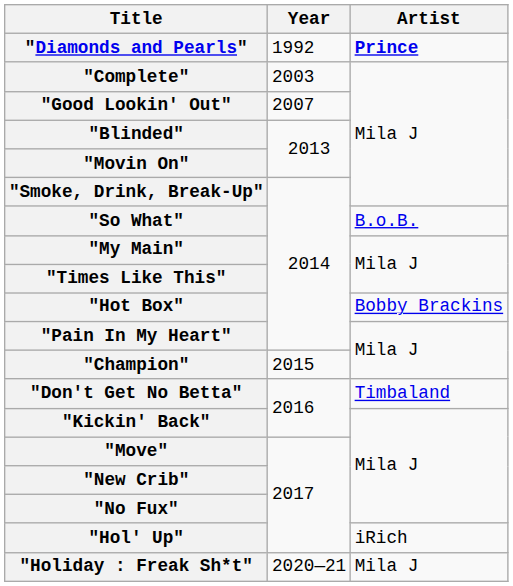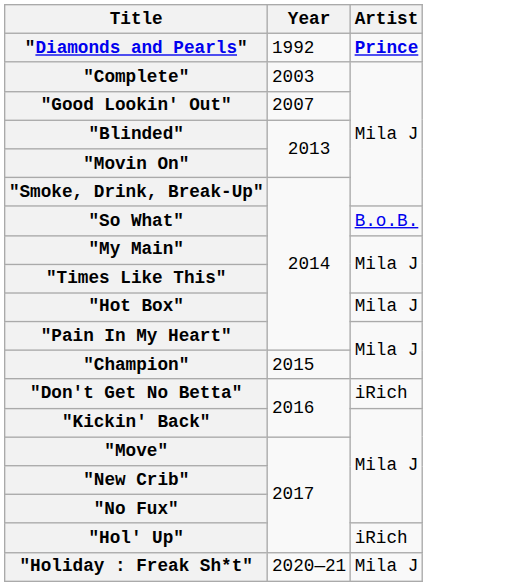(429, 307) Bobby Brackins -> (386, 307) Mila J
(402, 394) Timbaland -> (381, 394) iRich
